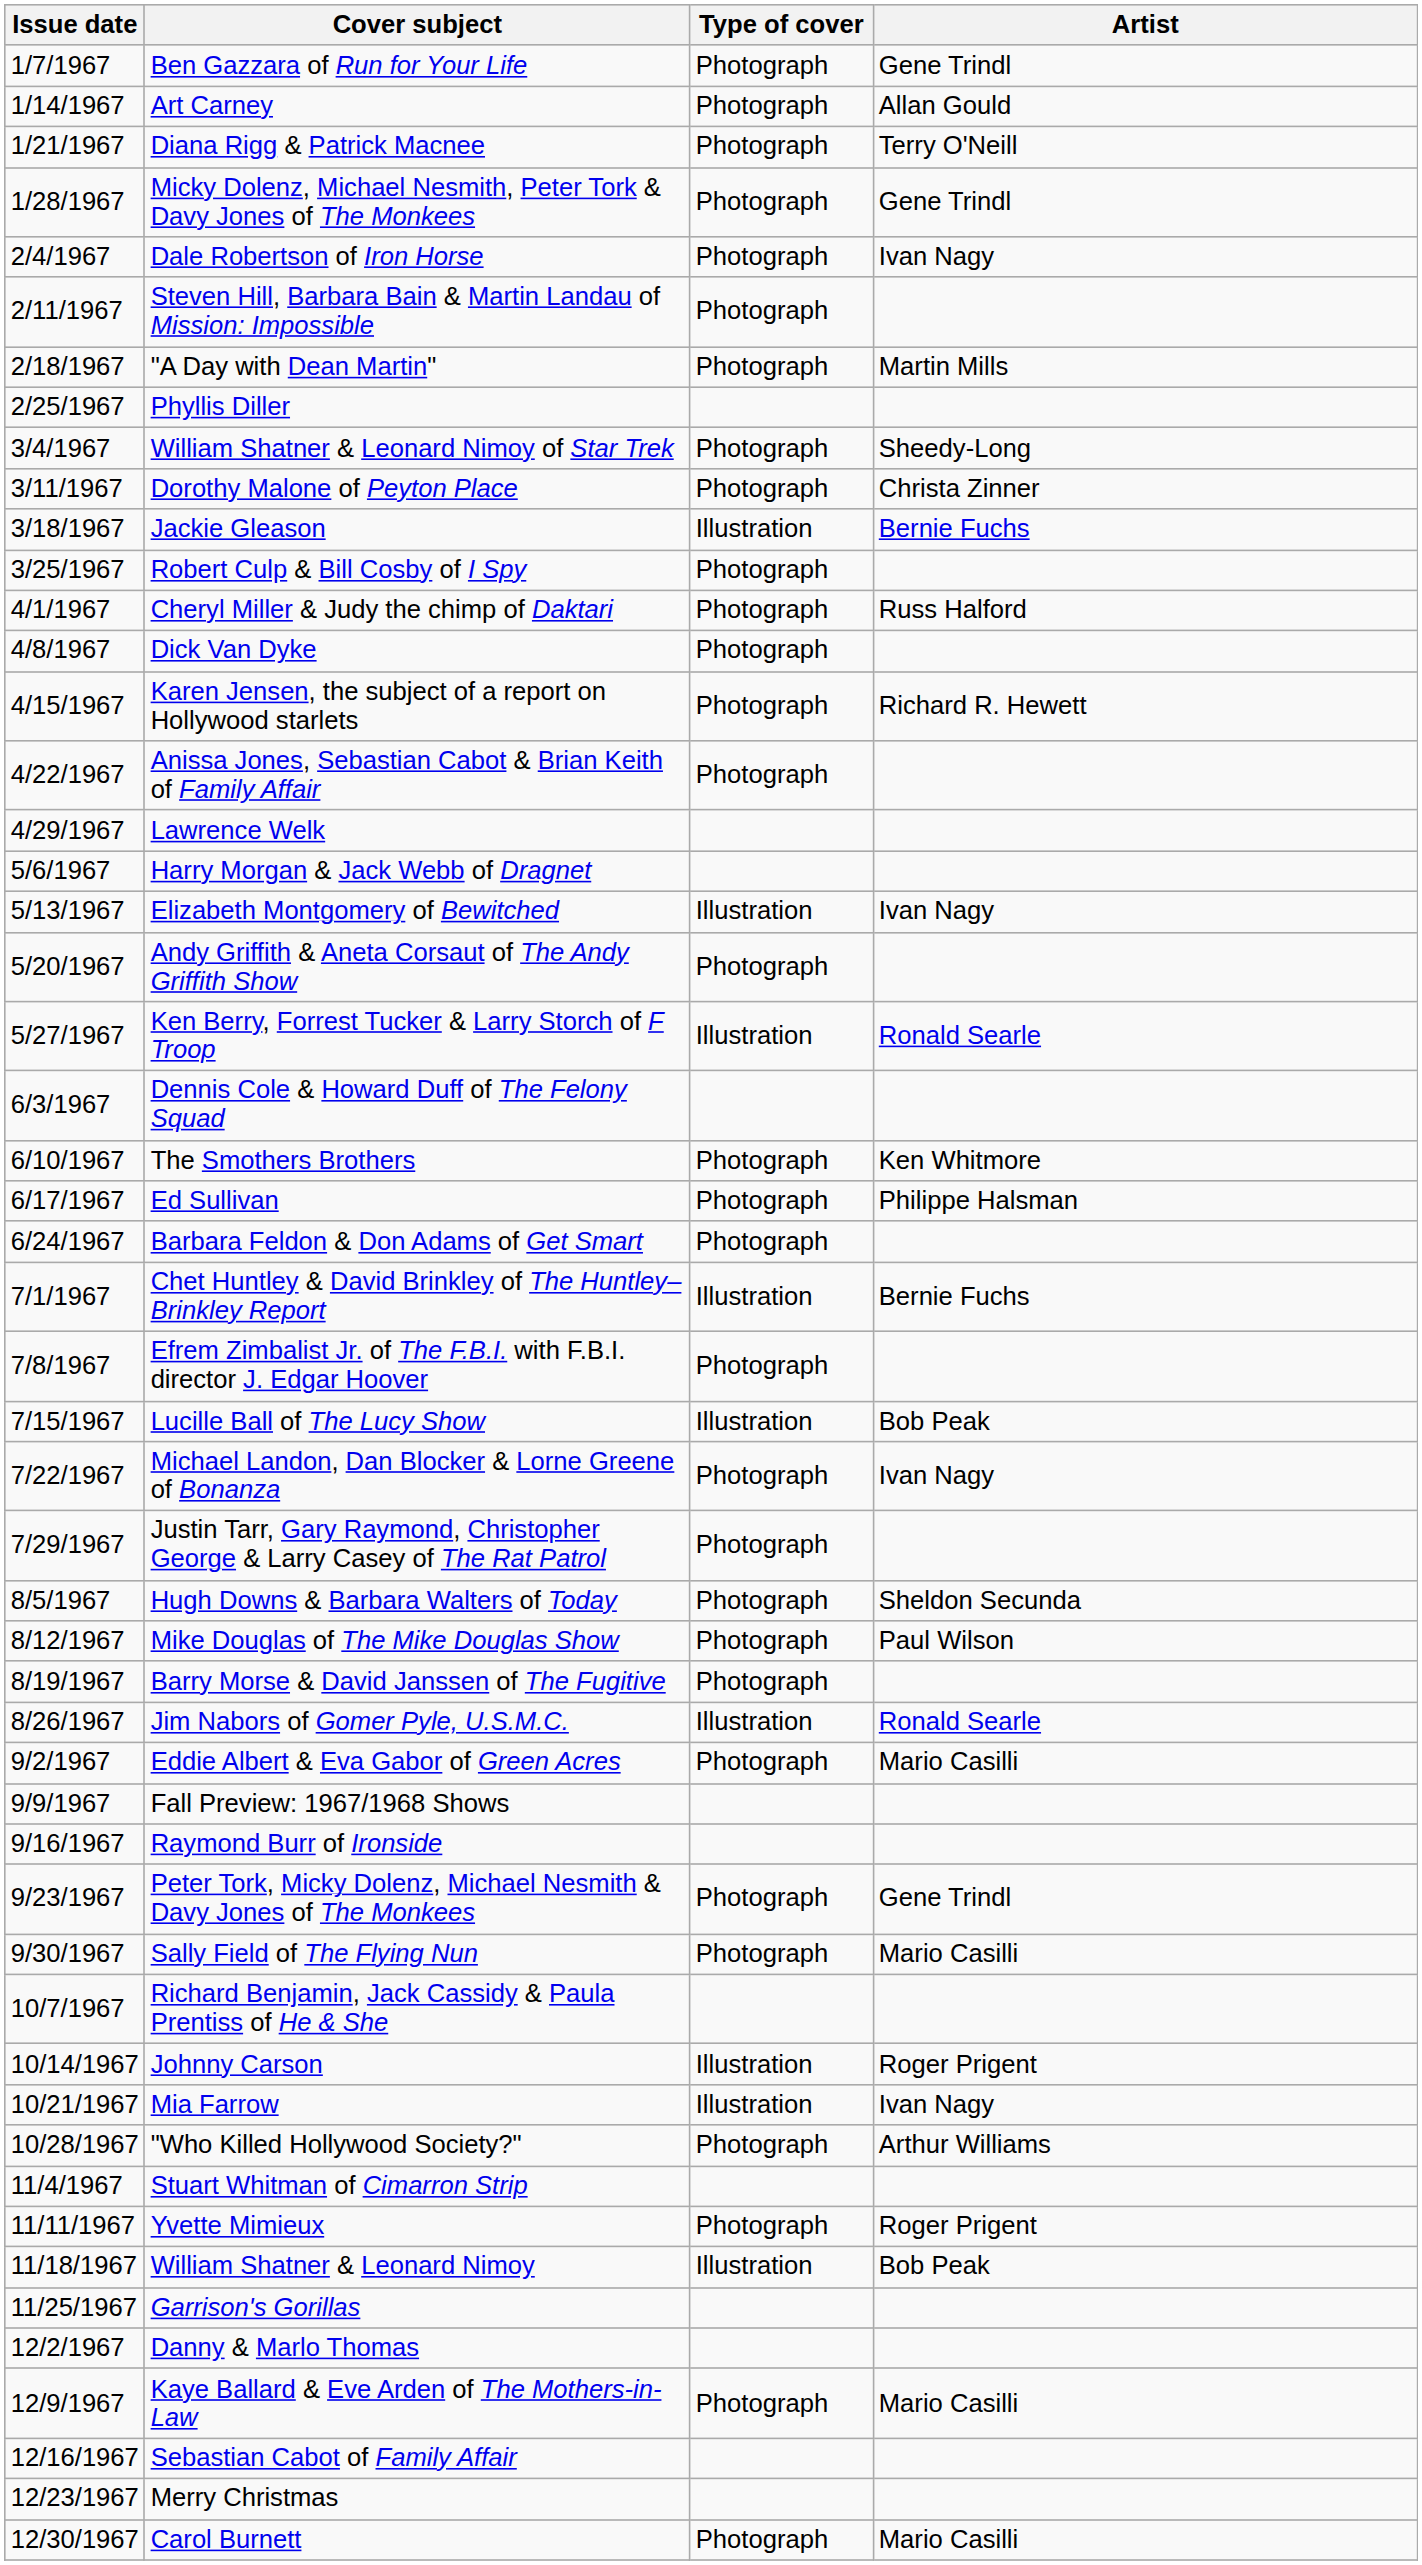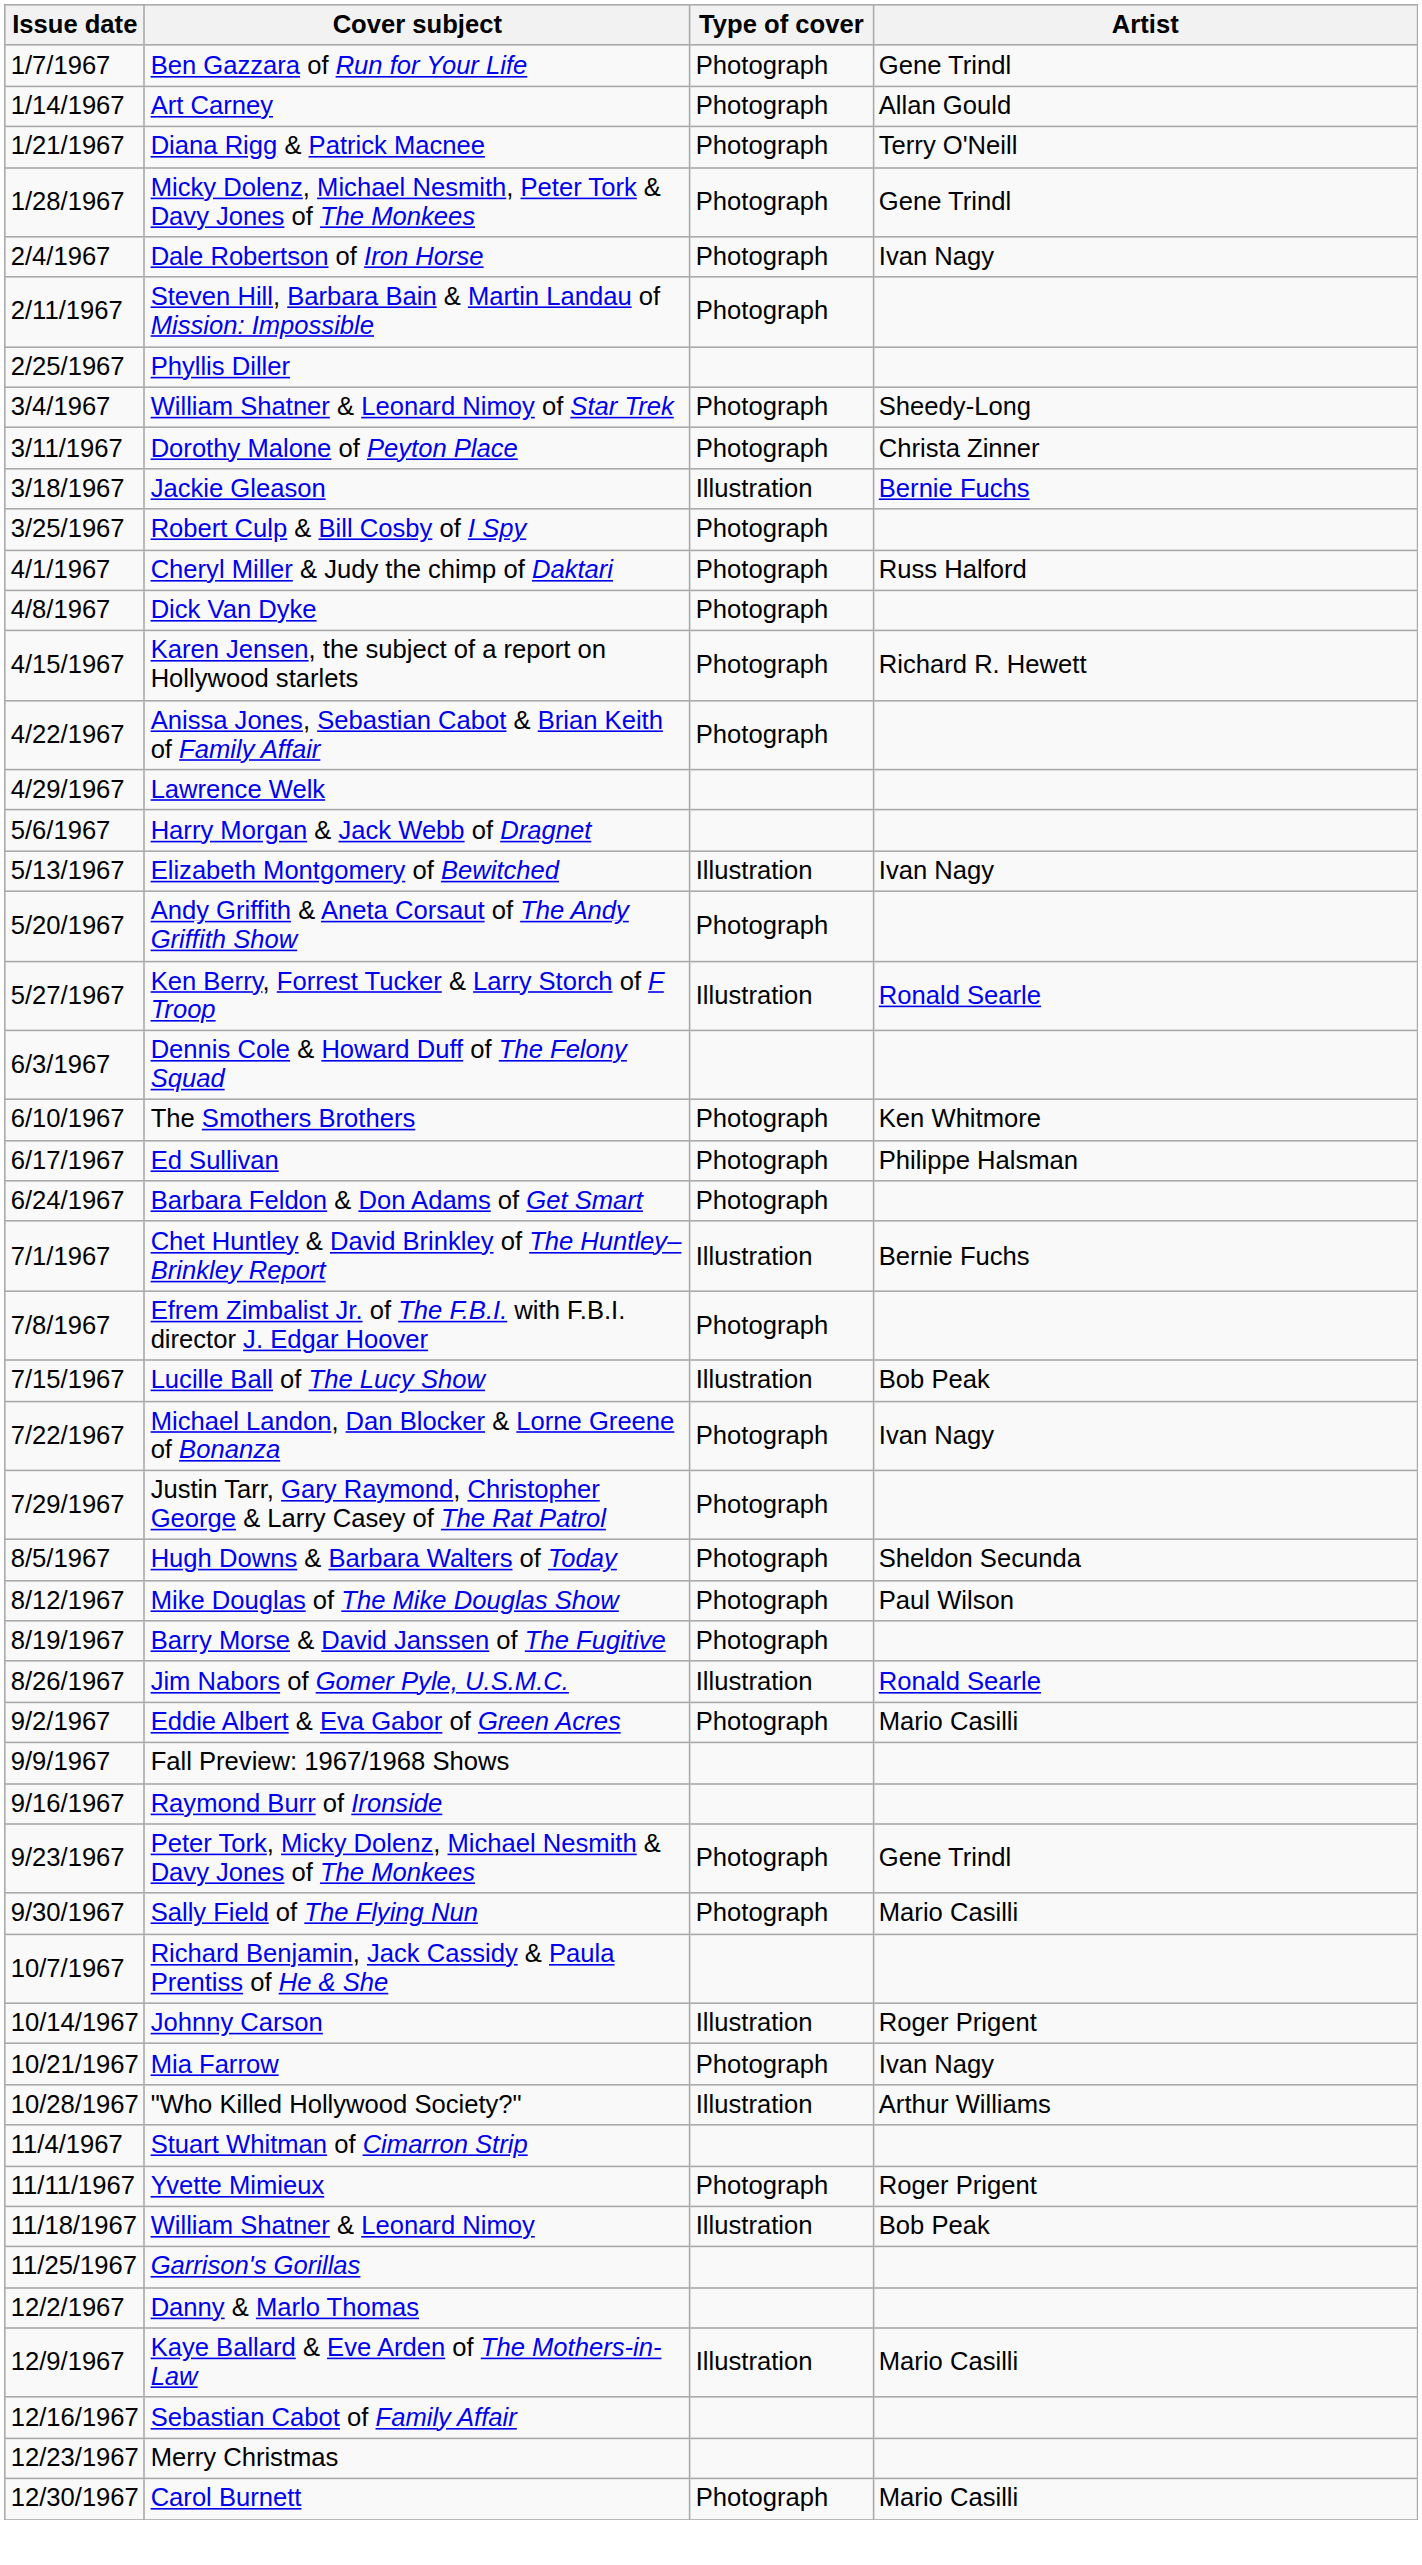- row: (293, 366)
(754, 2104) Illustration -> (762, 2063) Photograph
(762, 2145) Photograph -> (754, 2104) Illustration
(762, 2403) Photograph -> (754, 2362) Illustration
